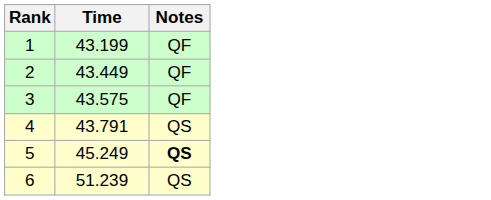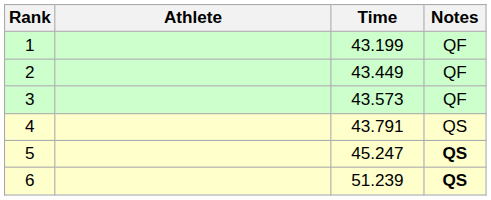+ column: (193, 18)
(102, 99) 43.575 -> (377, 99) 43.573
(102, 153) 45.249 -> (377, 153) 45.247
(179, 180) normal -> (455, 180) bold
